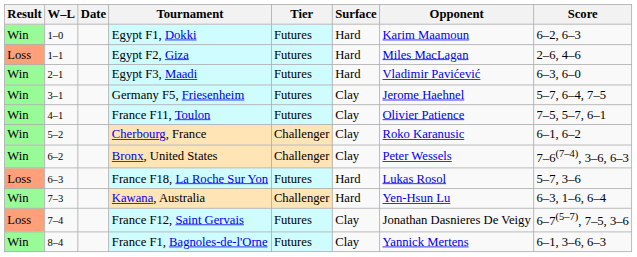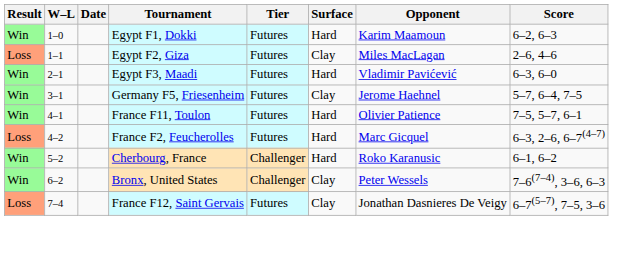(348, 54) Hard -> (323, 54) Clay
(347, 114) Clay -> (324, 114) Hard
+ row: (173, 136)
(347, 134) Clay -> (324, 158) Hard
- row: (190, 178)
- row: (159, 198)
- row: (190, 241)
